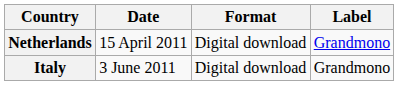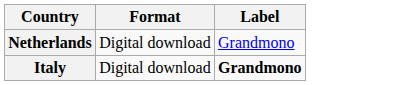- column: (143, 17)
(352, 67) normal -> (260, 67) bold
